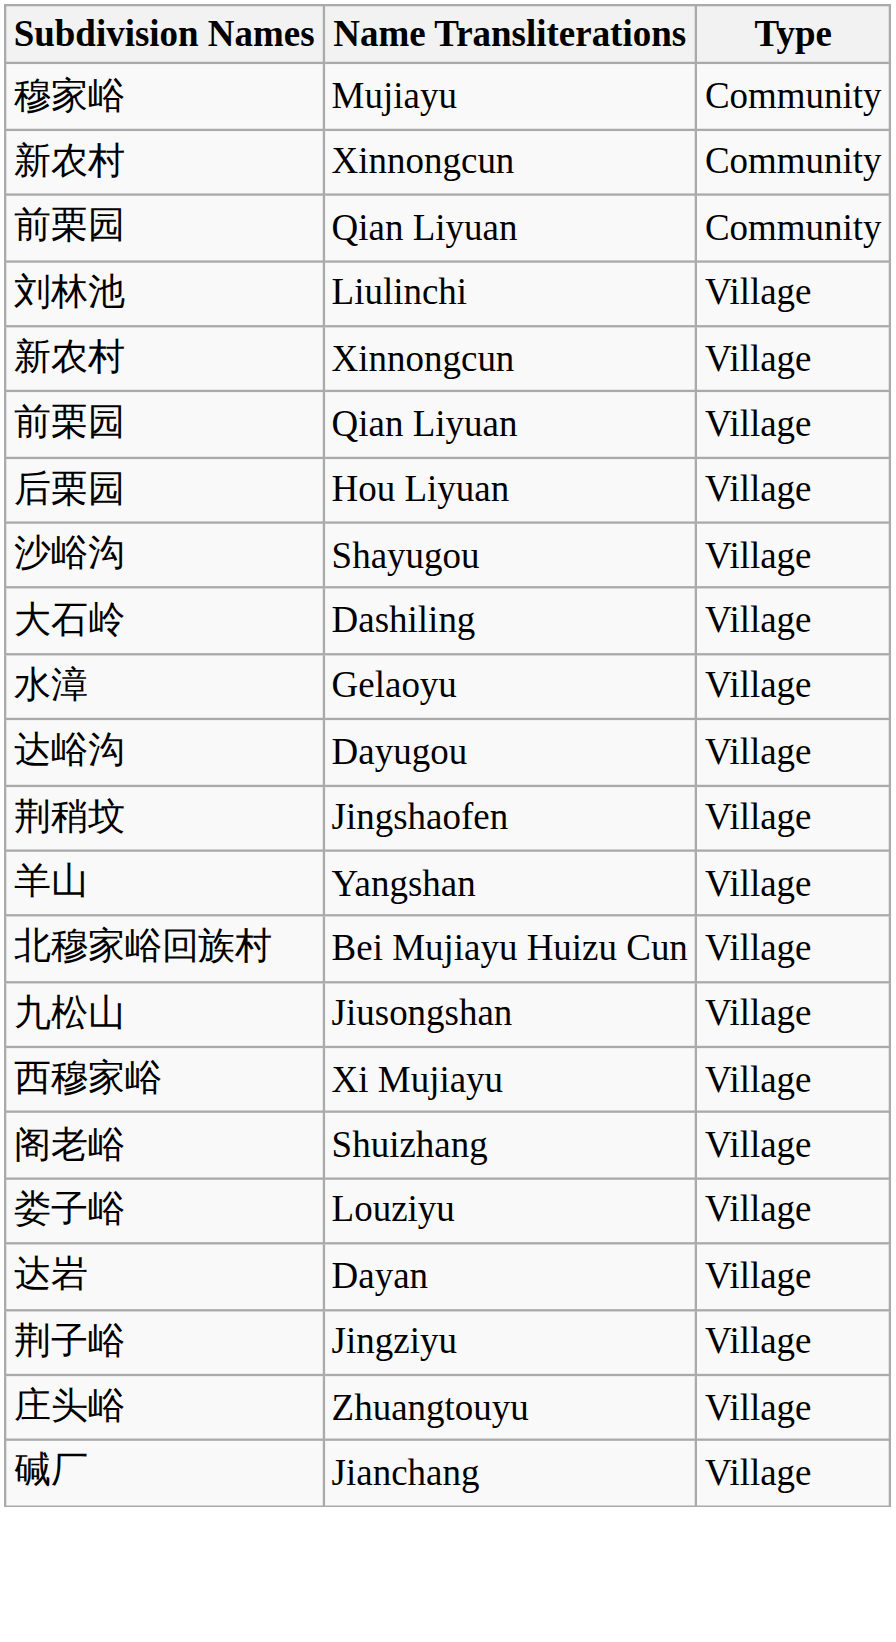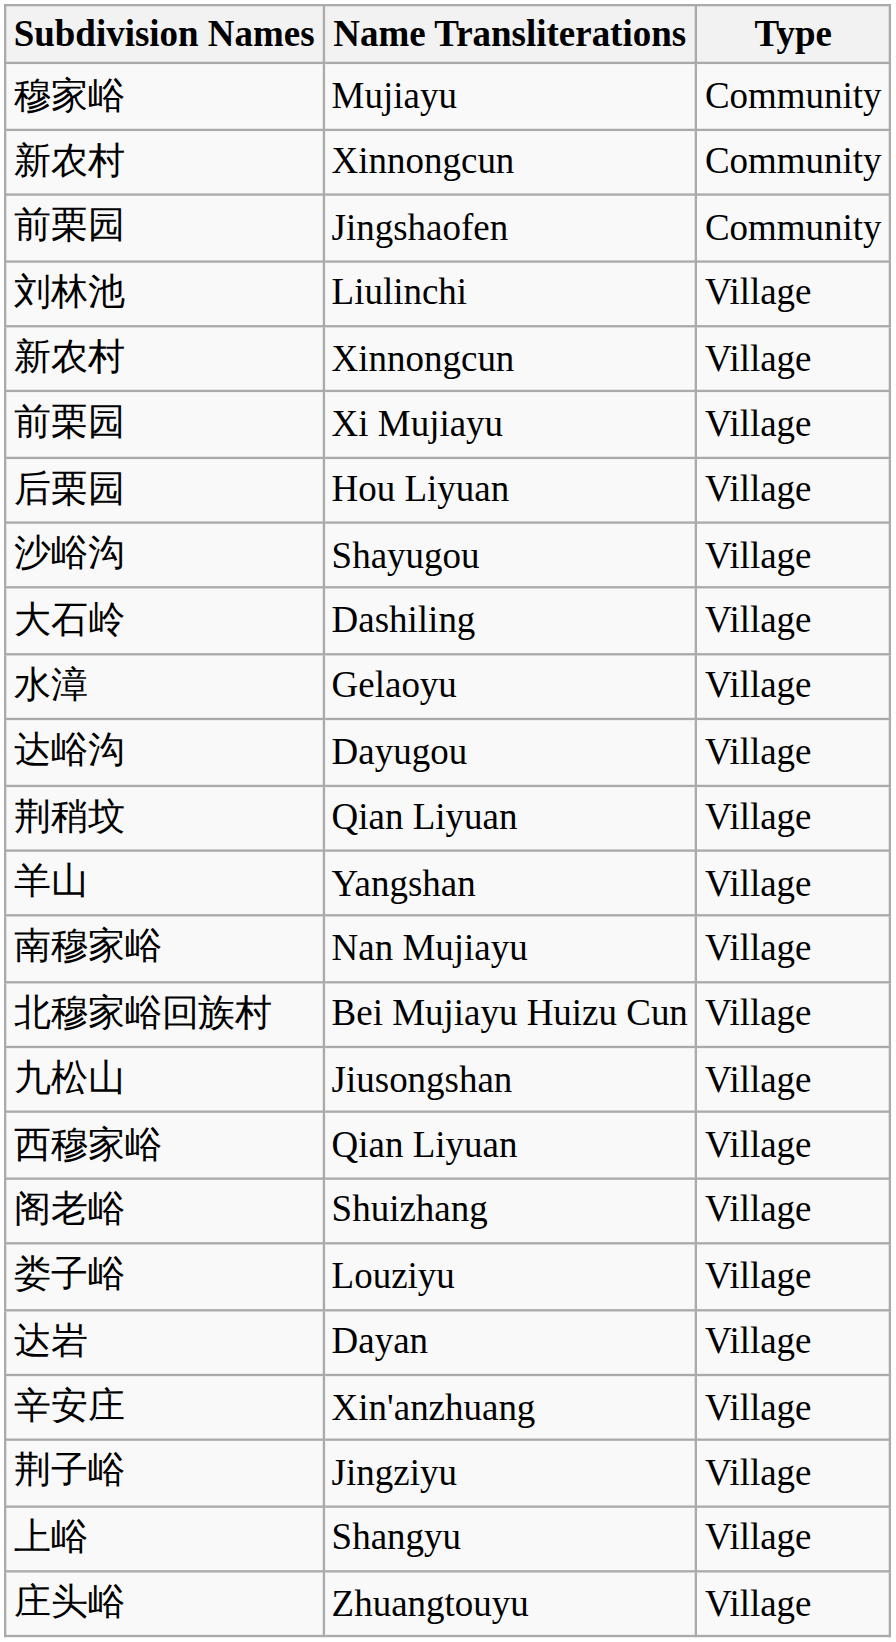(425, 226) Qian Liyuan -> (420, 226) Jingshaofen
(425, 423) Qian Liyuan -> (417, 423) Xi Mujiayu
(420, 816) Jingshaofen -> (425, 816) Qian Liyuan
+ row: (88, 946)
(417, 1079) Xi Mujiayu -> (425, 1144) Qian Liyuan
+ row: (69, 1405)
+ row: (51, 1536)
- row: (51, 1471)
